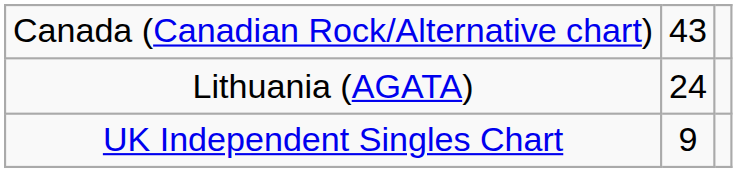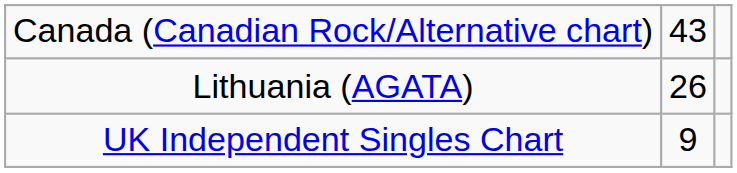(688, 85) 24 -> (688, 85) 26
